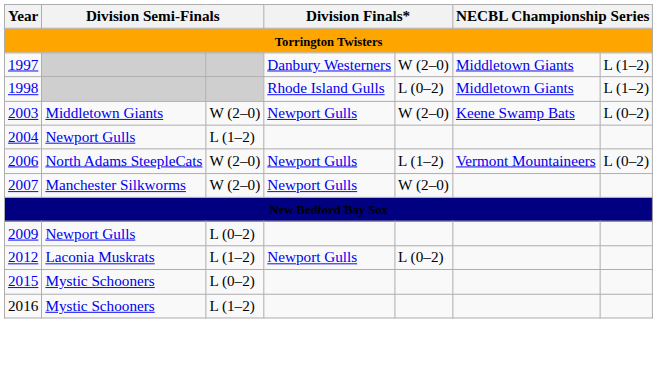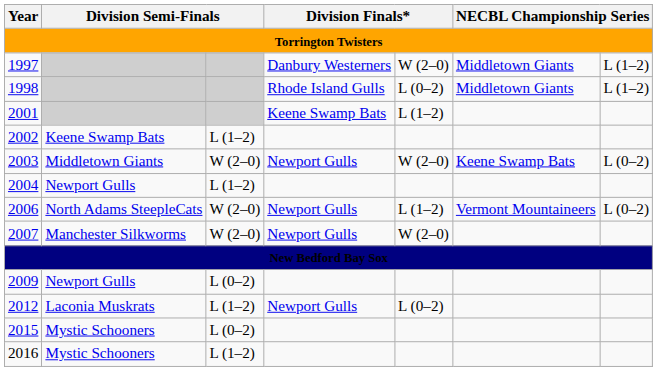+ row: (23, 112)
+ row: (23, 137)
